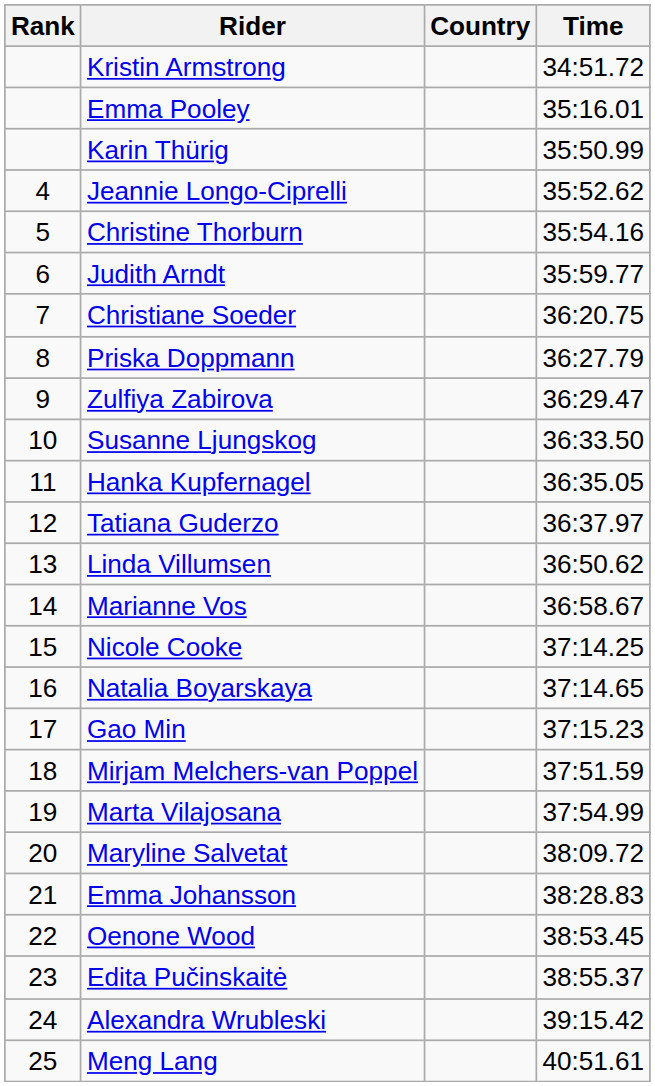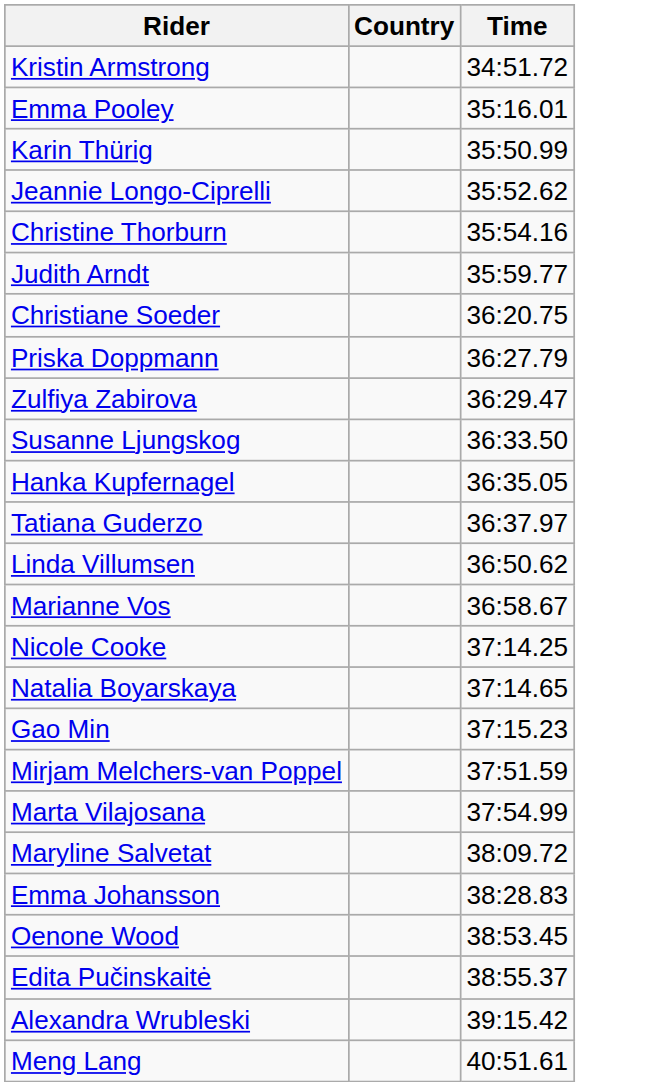- column: (43, 26)
